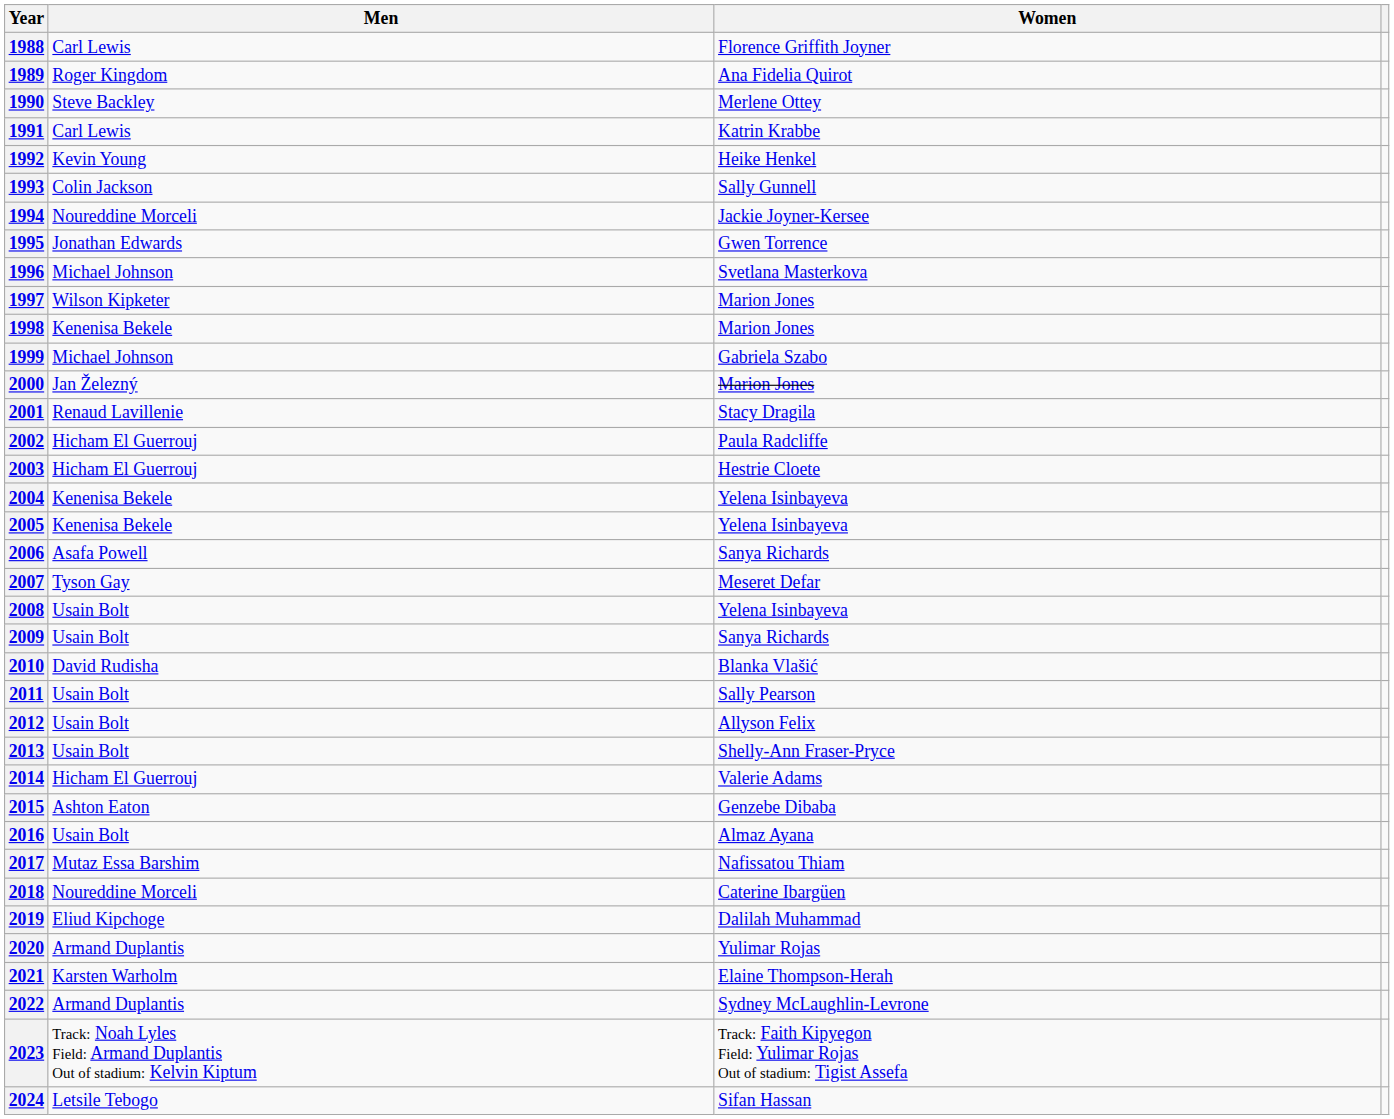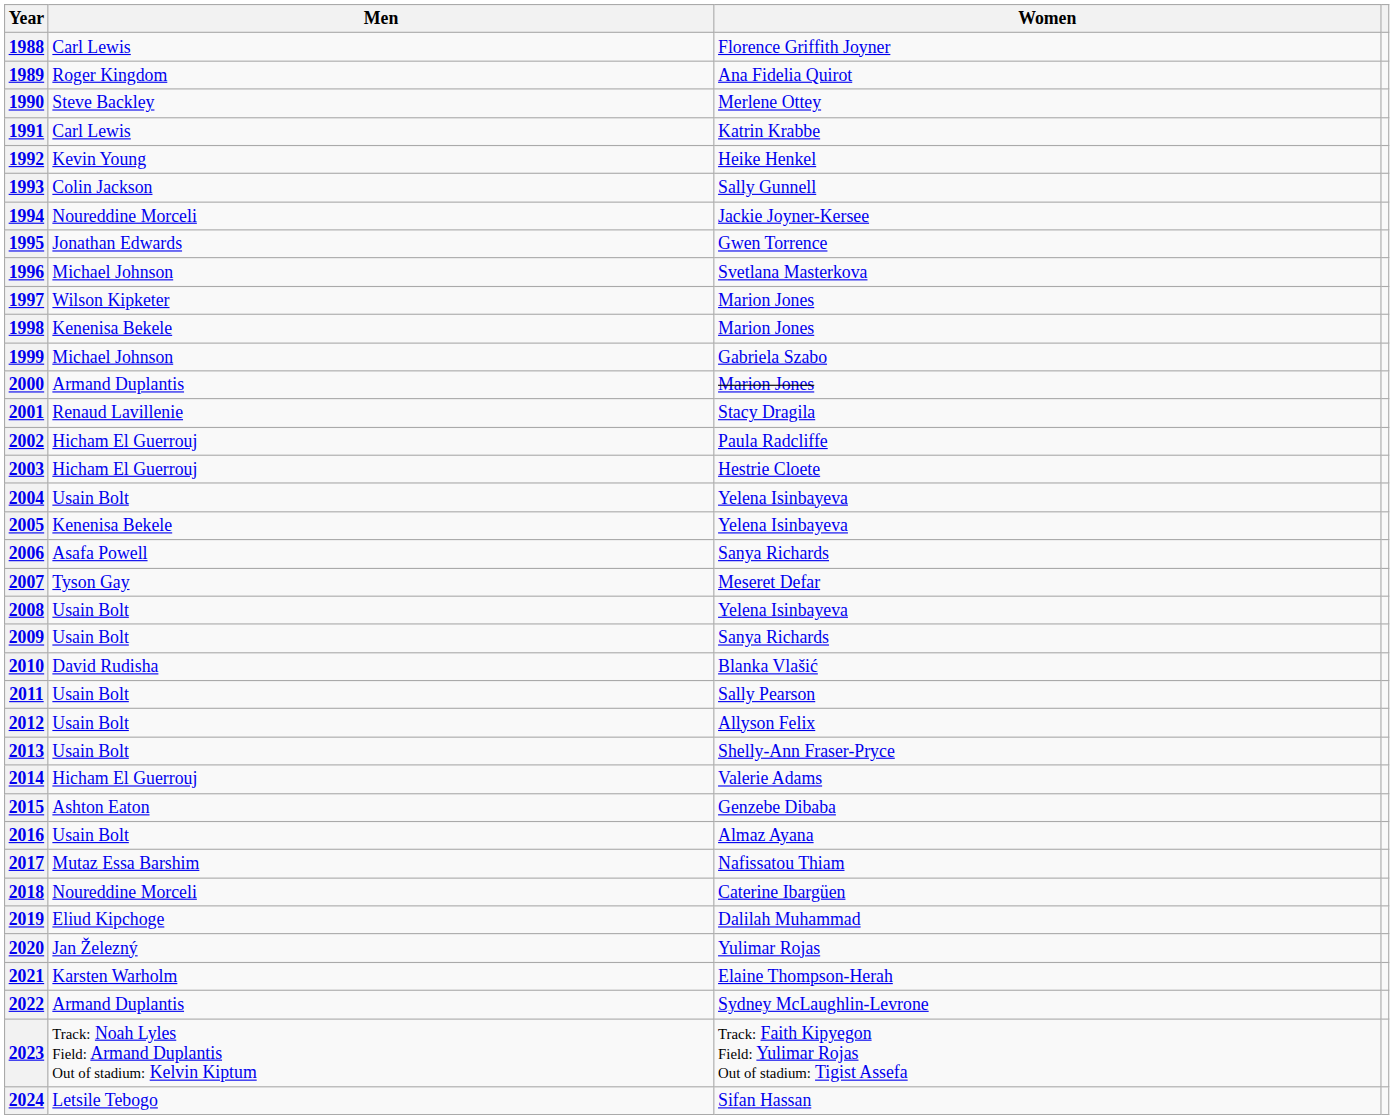(95, 384) Jan Železný -> (118, 384) Armand Duplantis
(112, 497) Kenenisa Bekele -> (91, 497) Usain Bolt
(118, 948) Armand Duplantis -> (95, 948) Jan Železný
